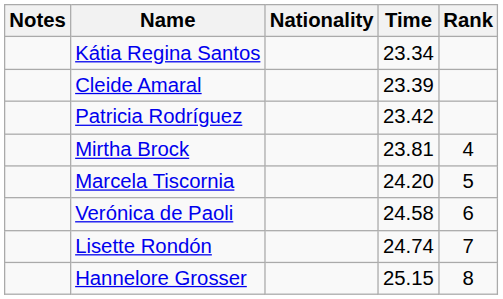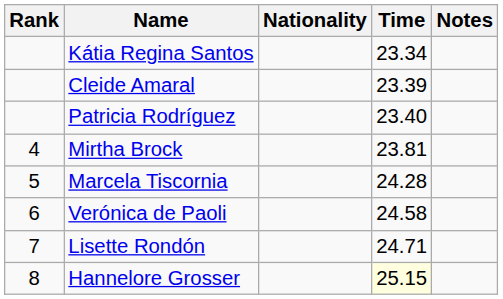columns swapped: (468, 20) <-> (38, 20)
(408, 117) 23.42 -> (402, 117) 23.40
(408, 181) 24.20 -> (402, 181) 24.28
(408, 246) 24.74 -> (402, 246) 24.71
(408, 278) no background -> (402, 278) lightyellow background
